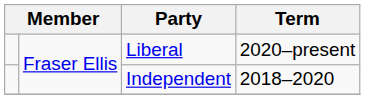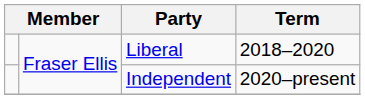(297, 49) 2020–present -> (287, 49) 2018–2020
(287, 79) 2018–2020 -> (297, 79) 2020–present
